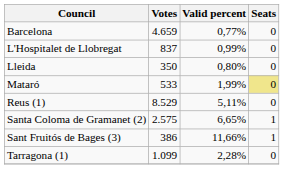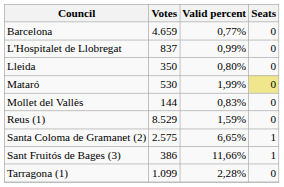(169, 84) 533 -> (169, 84) 530
+ row: (45, 102)
(232, 102) 5,11% -> (232, 119) 1,59%
